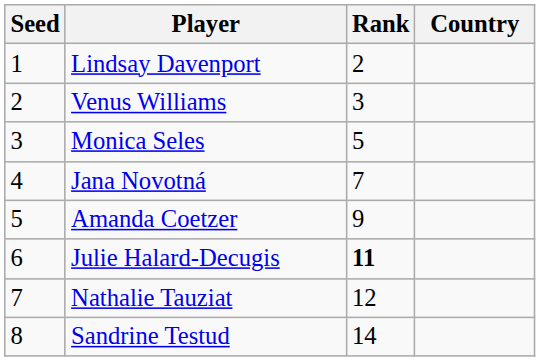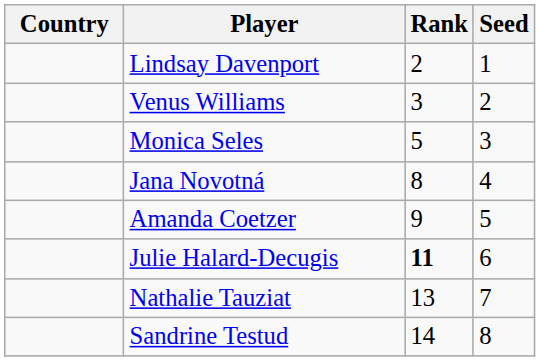columns swapped: (475, 24) <-> (35, 24)
(358, 180) 7 -> (417, 180) 8
(364, 297) 12 -> (423, 297) 13
